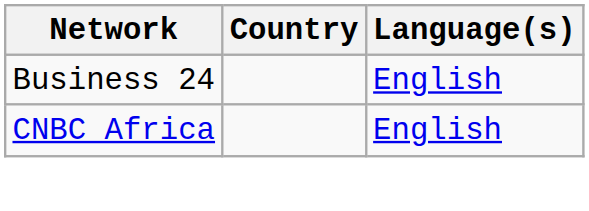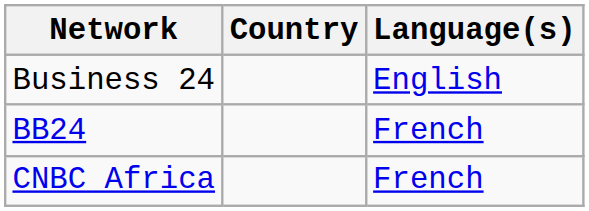+ row: (49, 130)
(438, 130) English -> (428, 180) French
